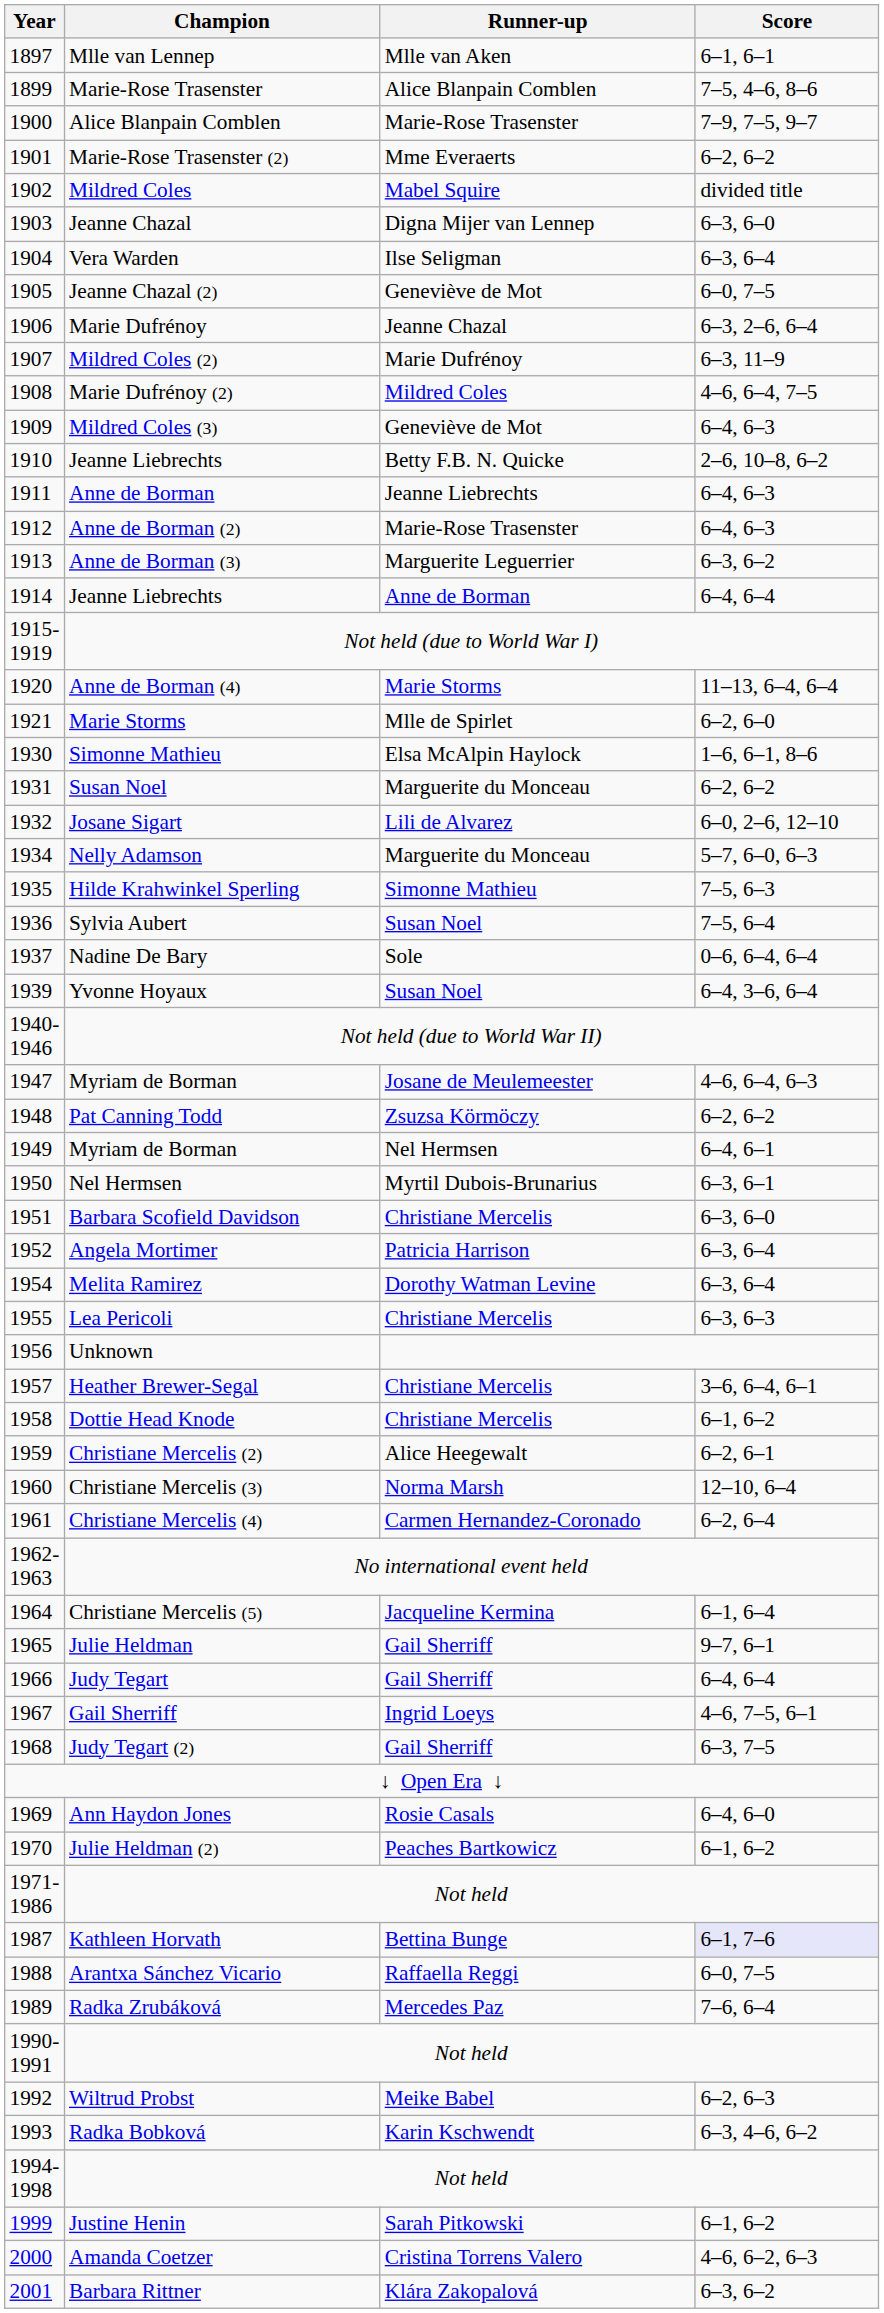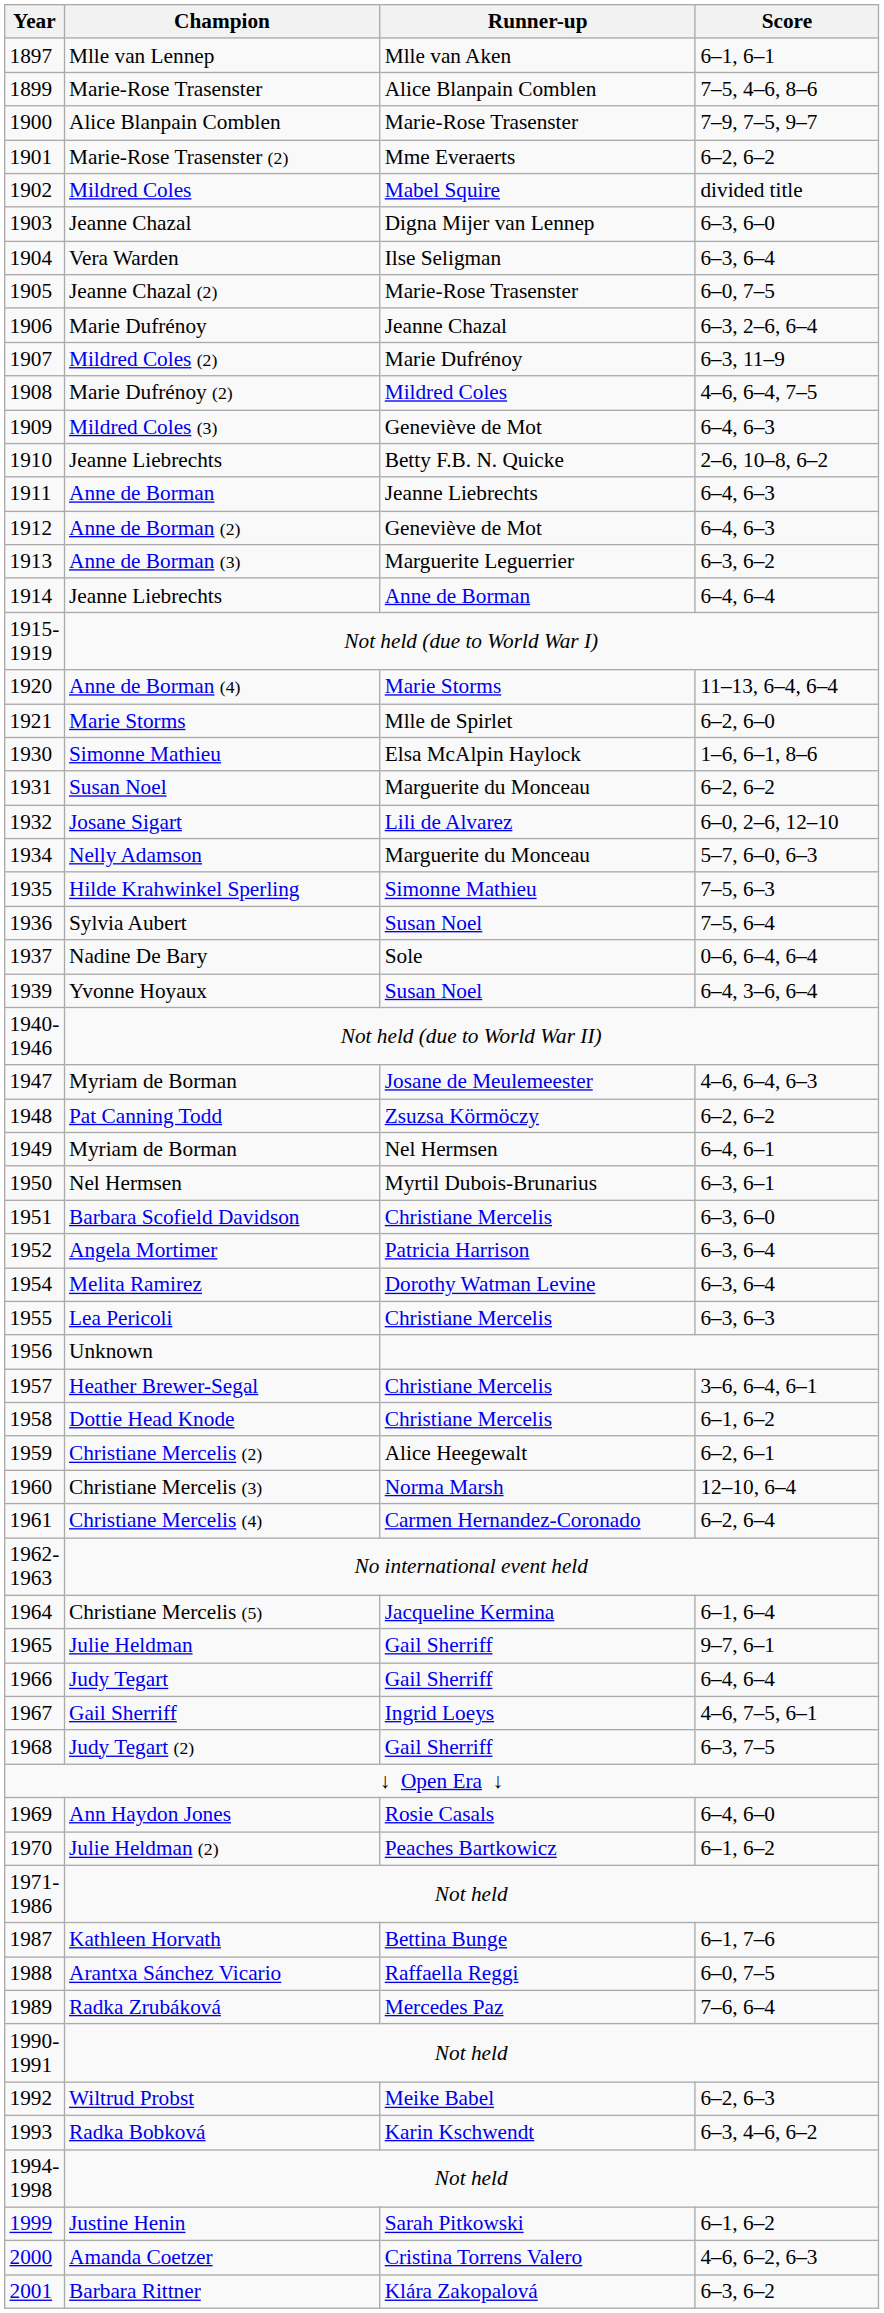(463, 291) Geneviève de Mot -> (481, 291) Marie-Rose Trasenster
(481, 527) Marie-Rose Trasenster -> (463, 527) Geneviève de Mot
(738, 1939) lavender background -> (738, 1939) no background
